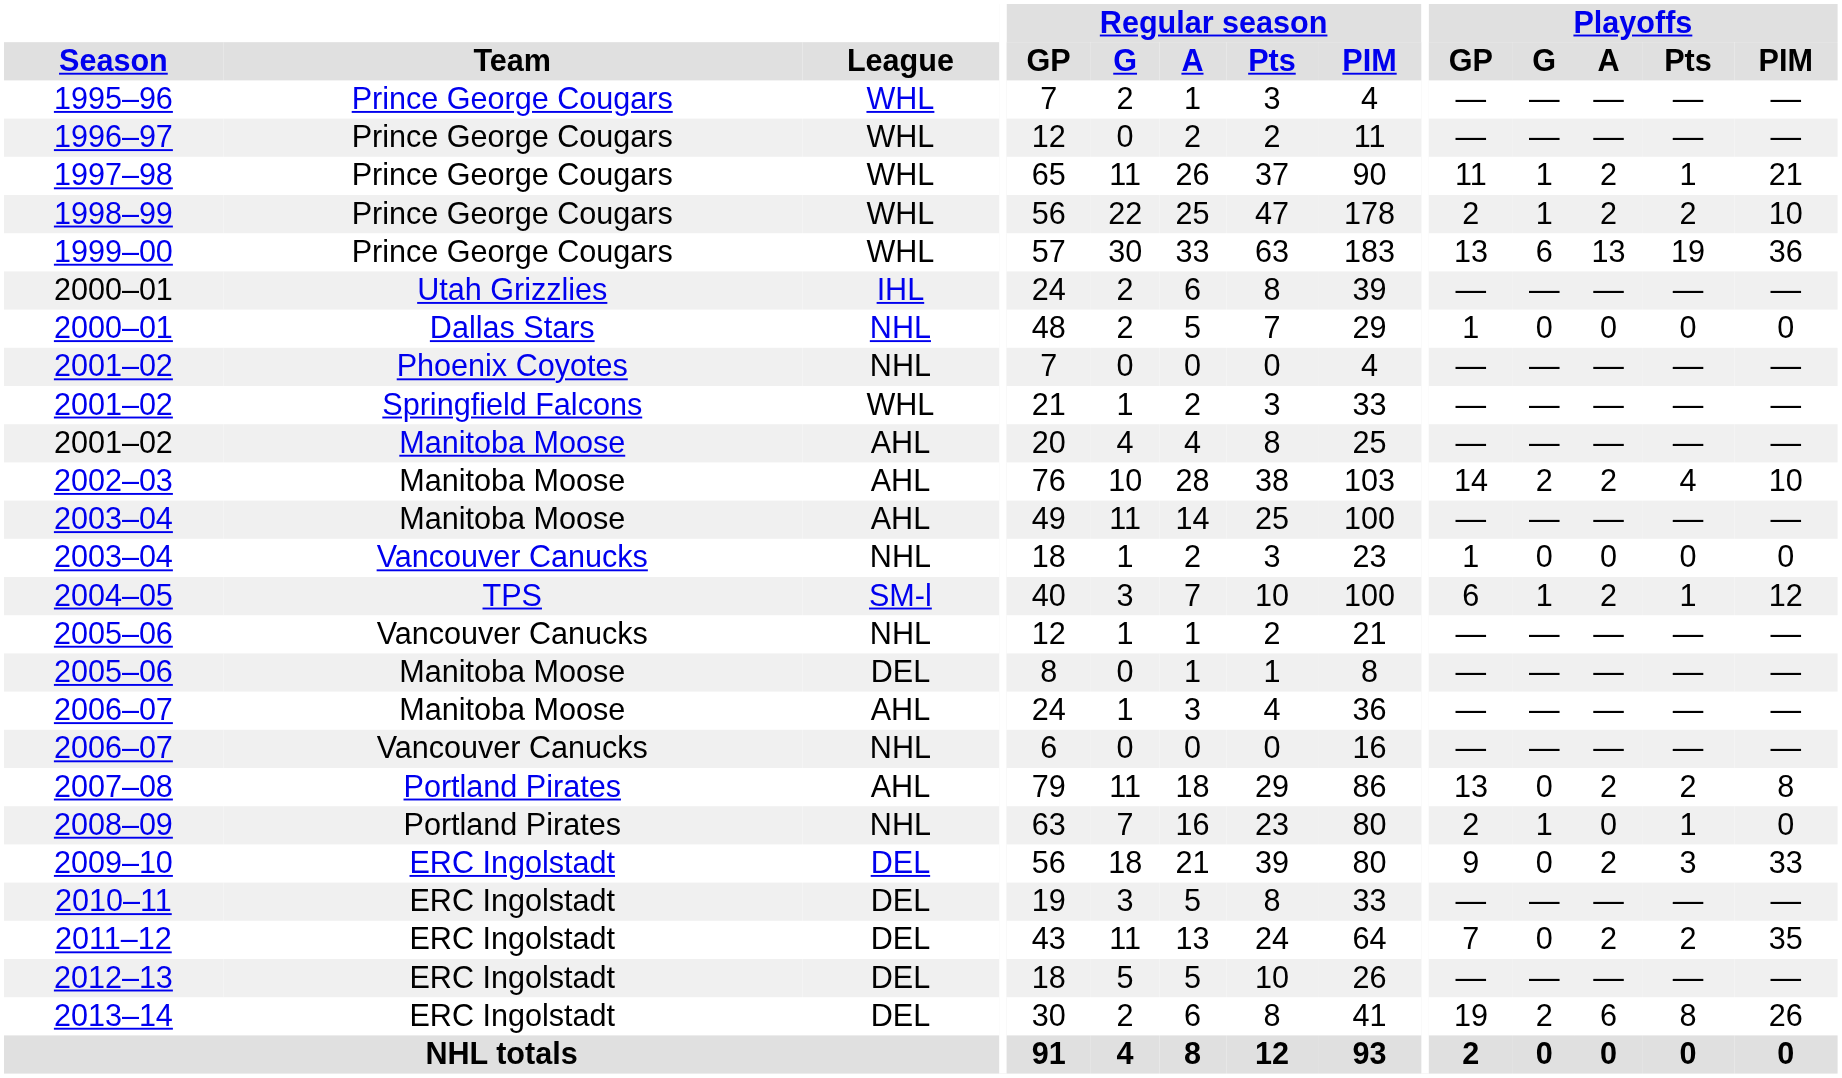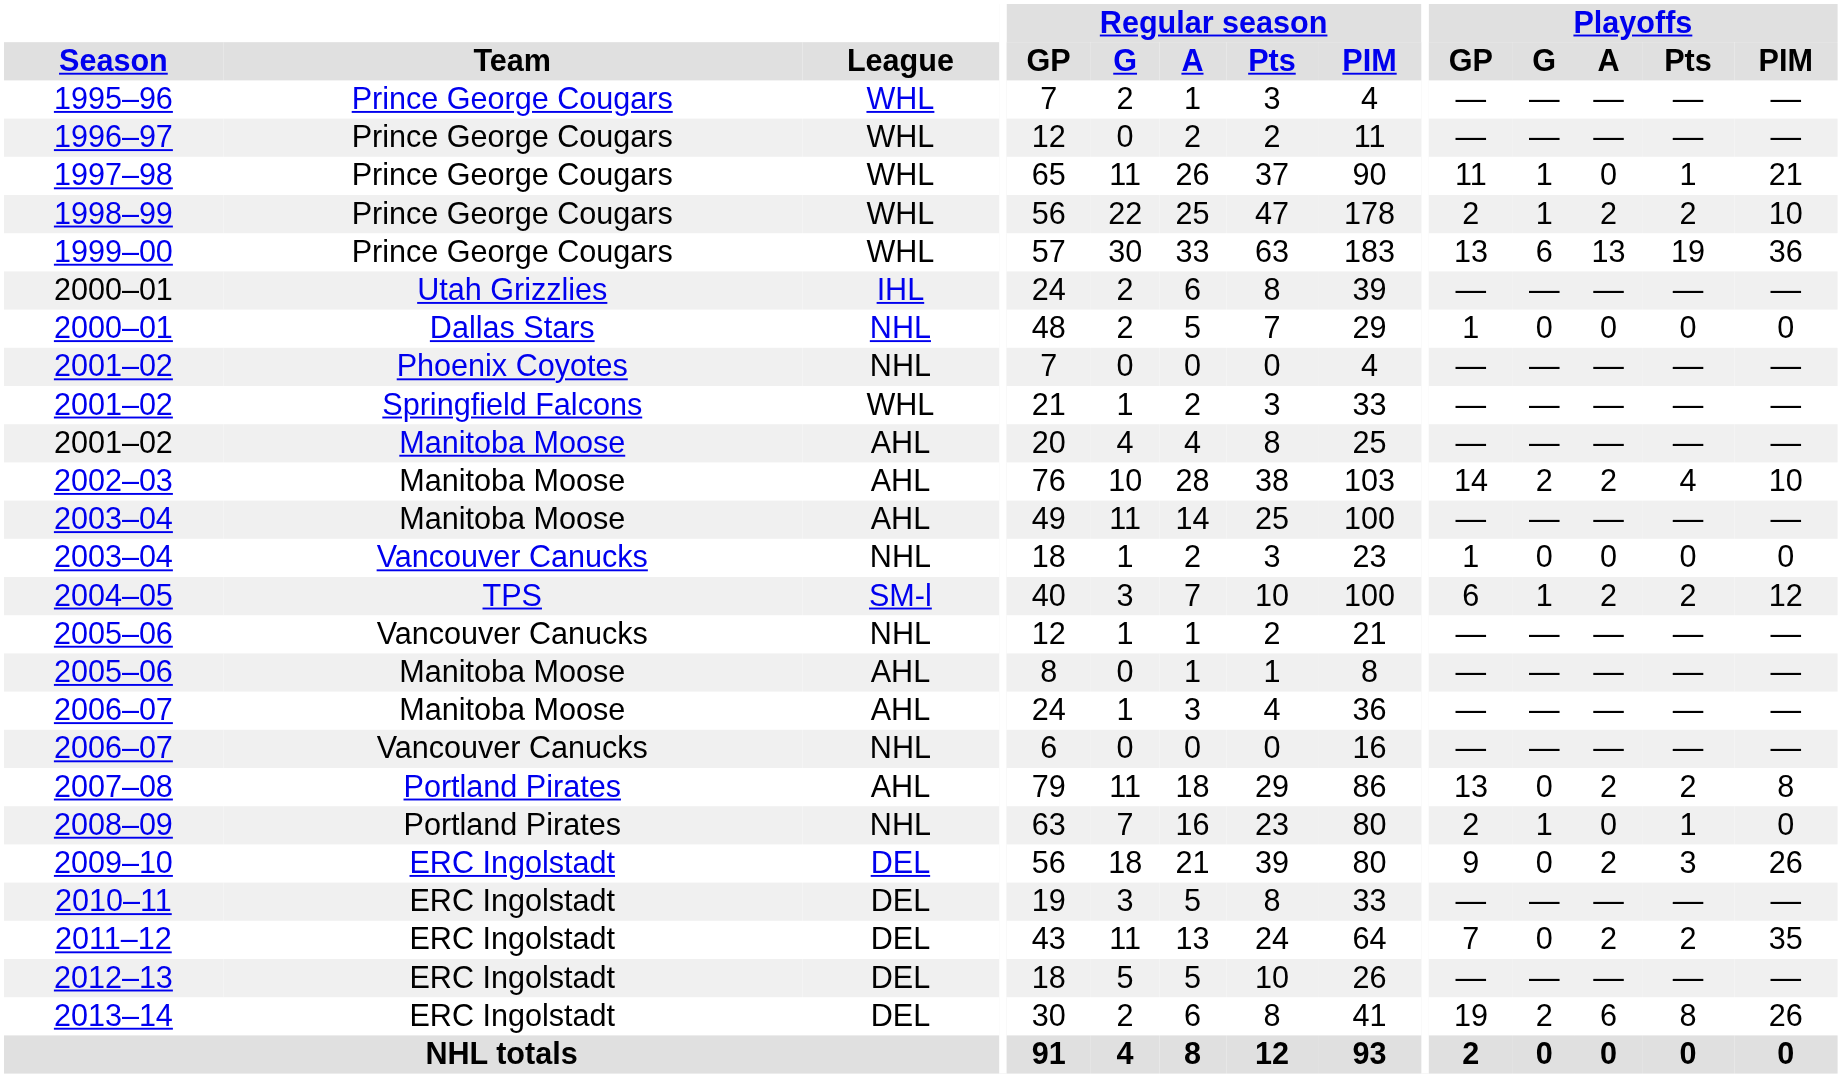(1609, 175) 2 -> (1609, 175) 0
(1688, 595) 1 -> (1688, 595) 2
(900, 672) DEL -> (900, 672) AHL
(1786, 863) 33 -> (1786, 863) 26
